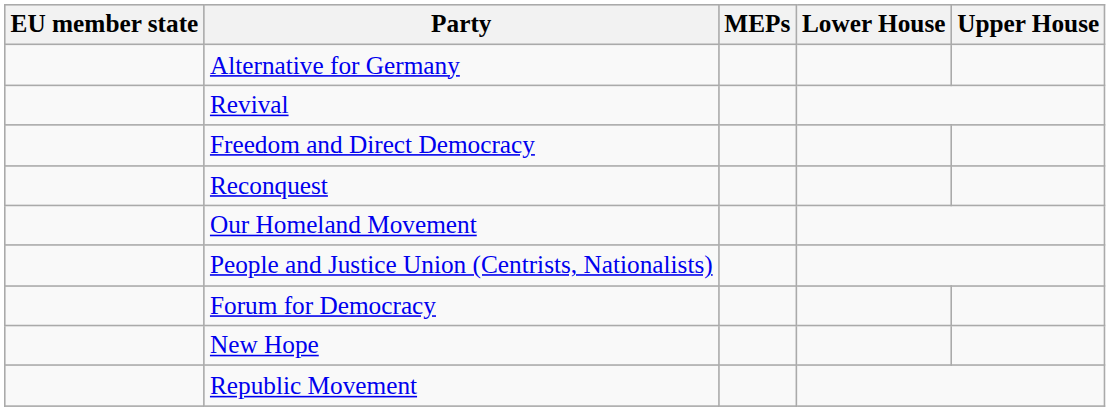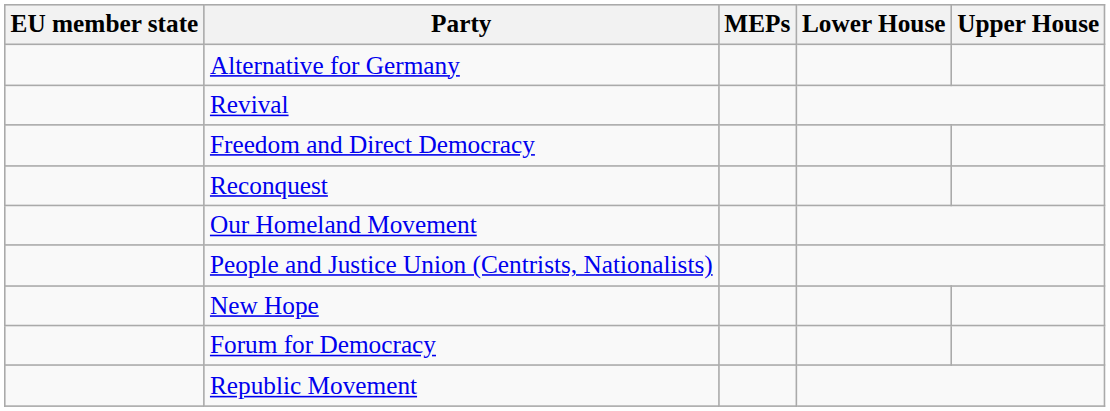rows swapped: (323, 305) <-> (264, 345)
